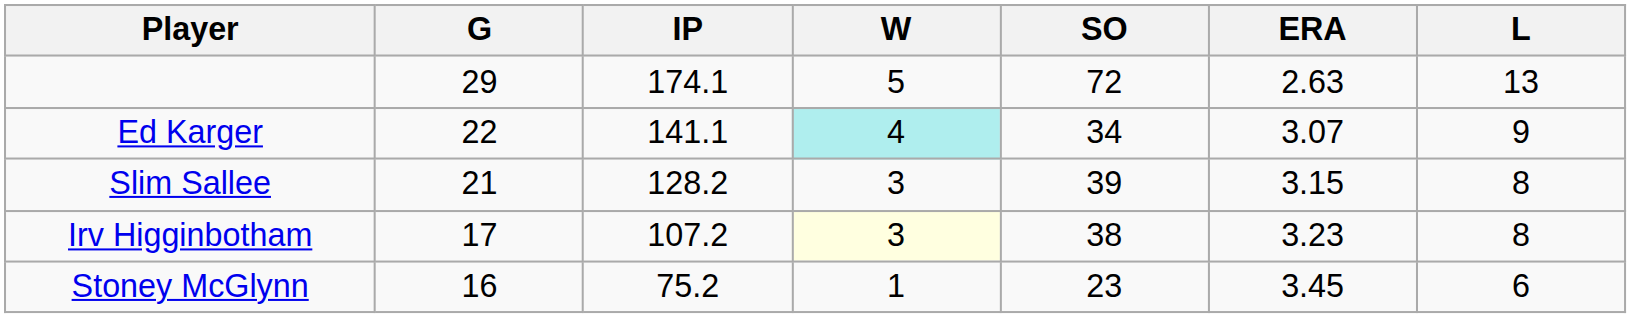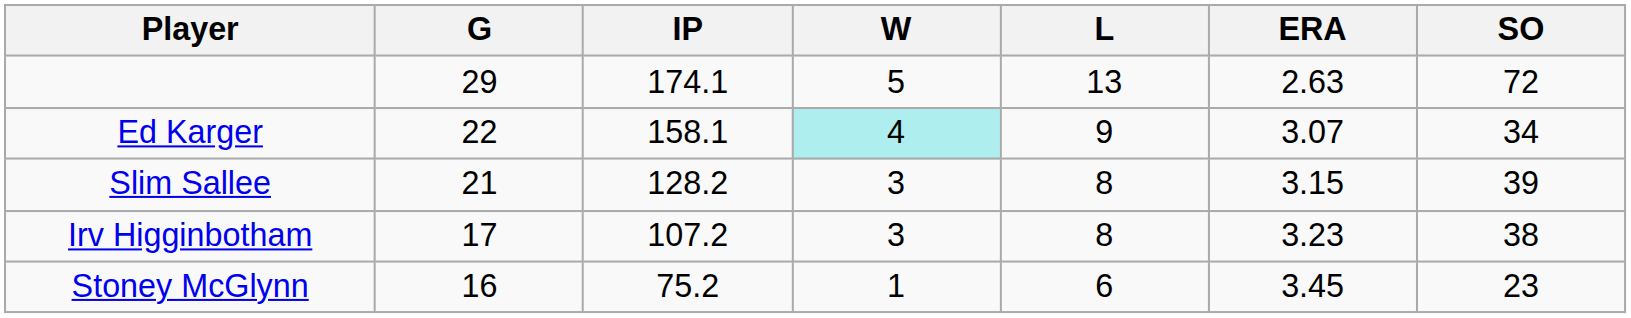columns swapped: (1521, 30) <-> (1104, 30)
(688, 132) 141.1 -> (688, 132) 158.1
(896, 235) lightyellow background -> (896, 235) no background
